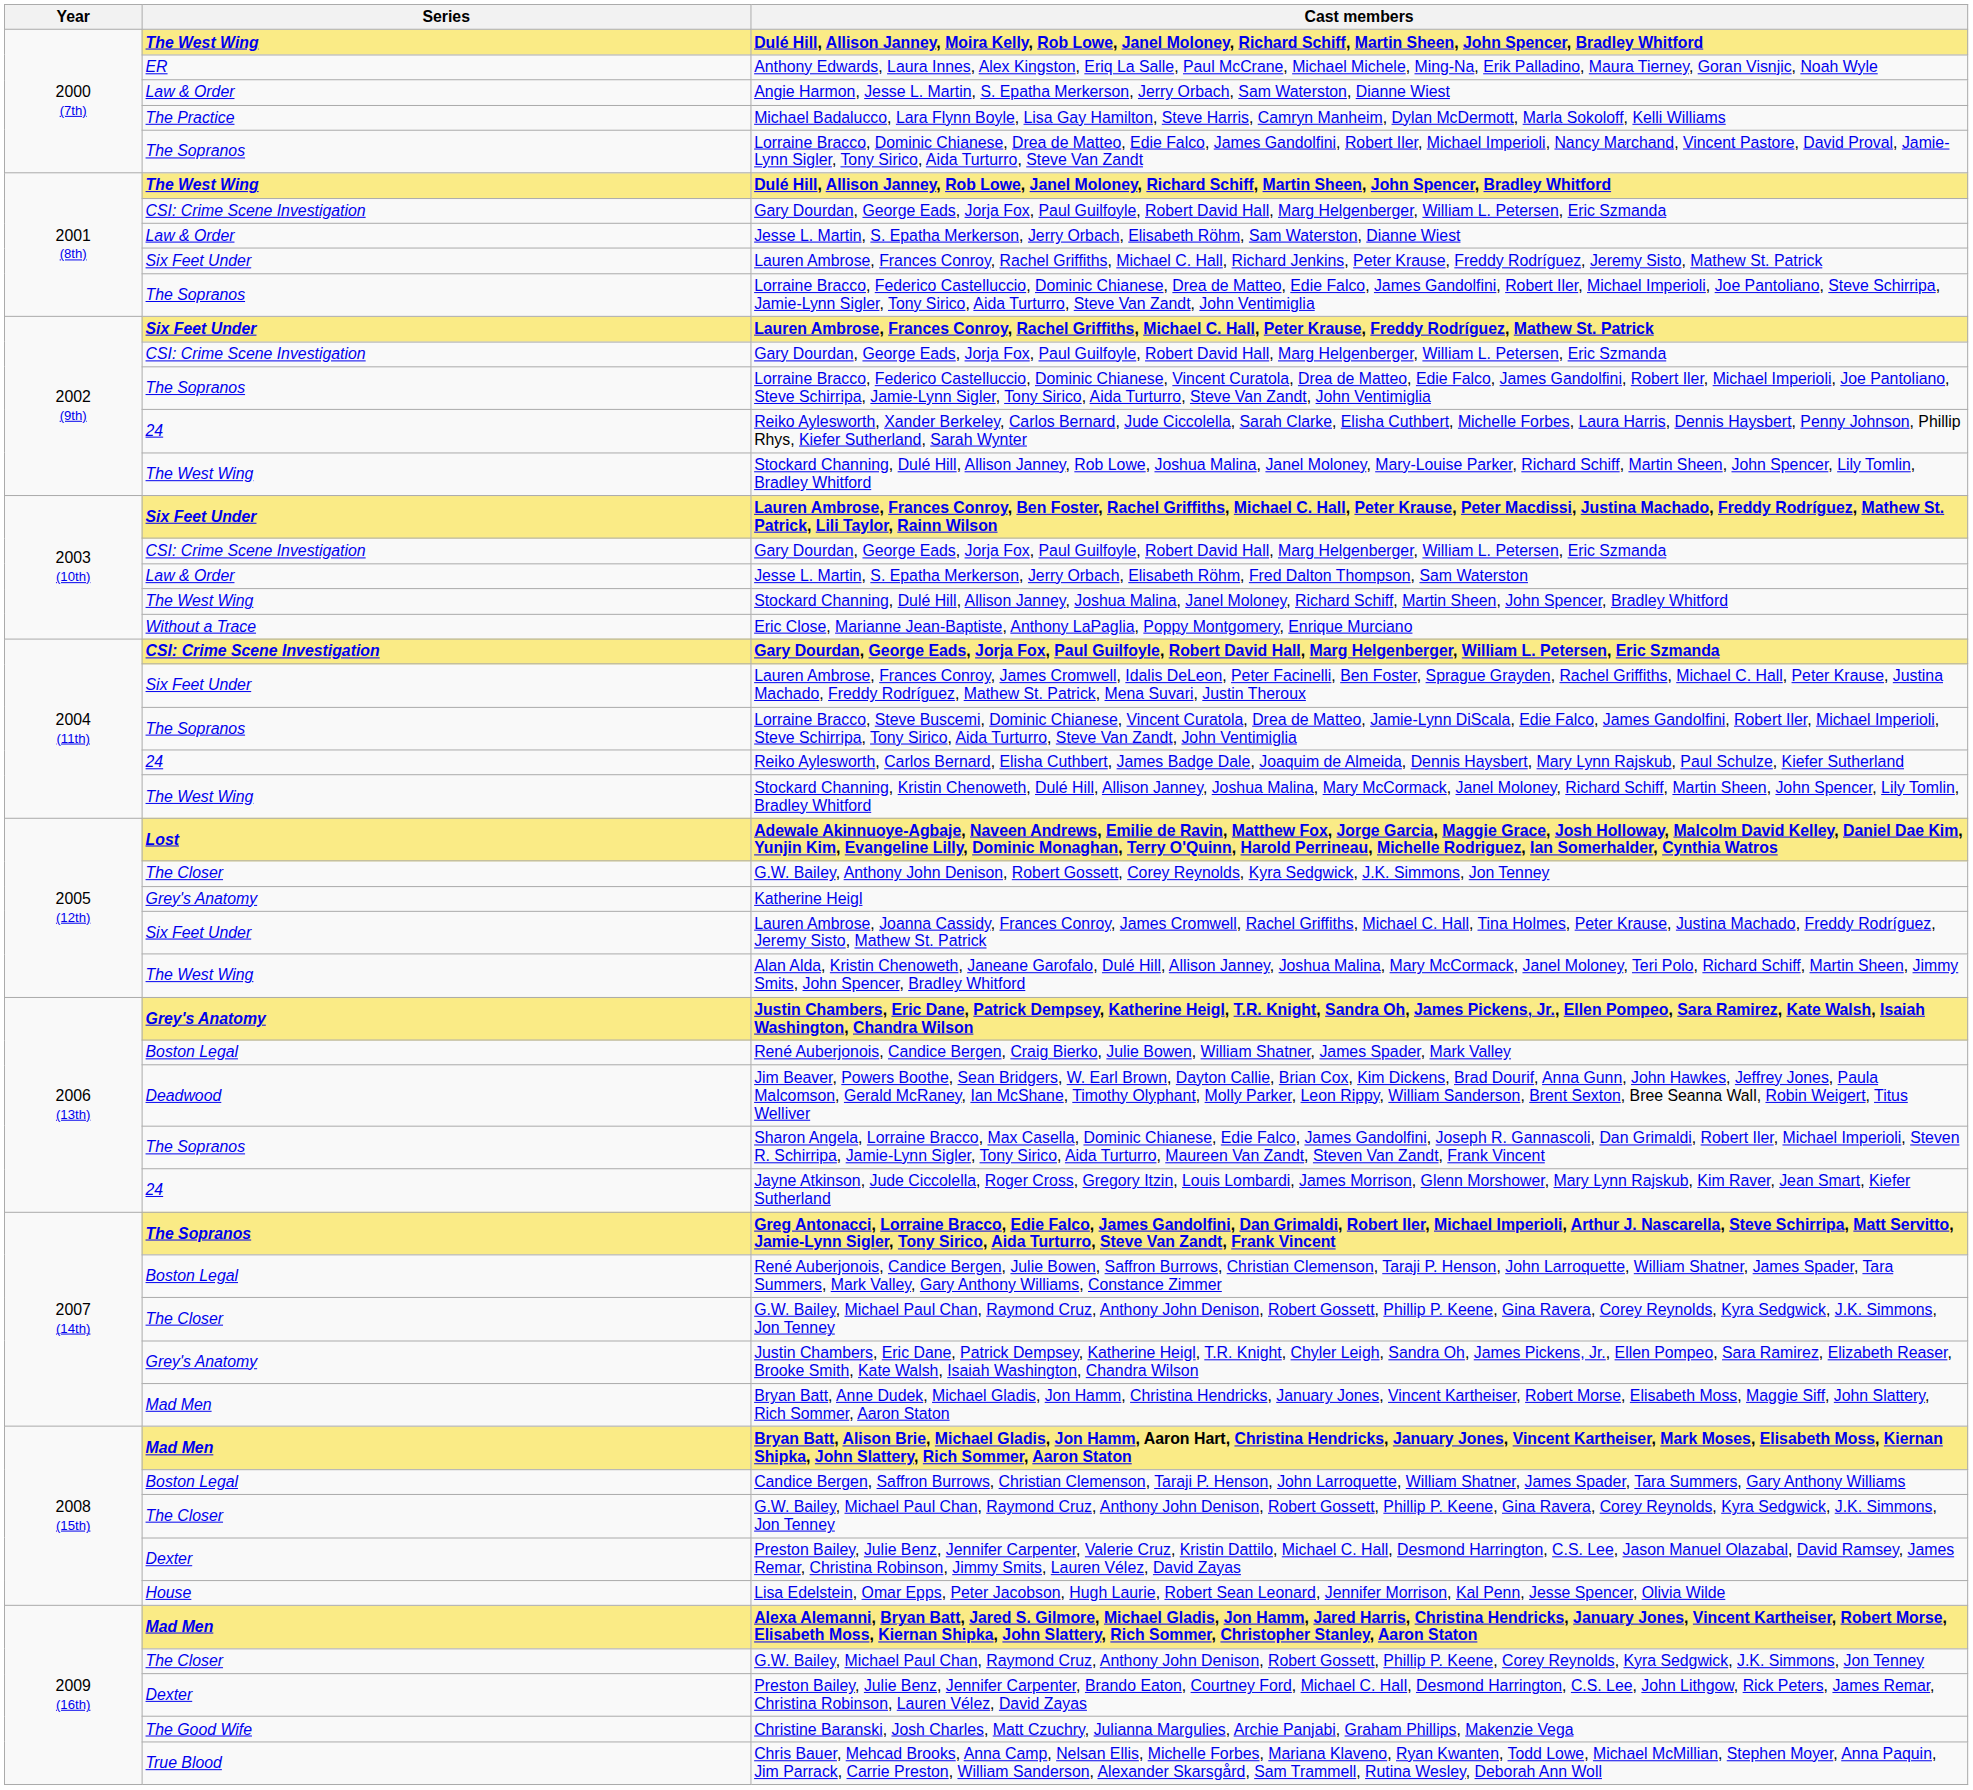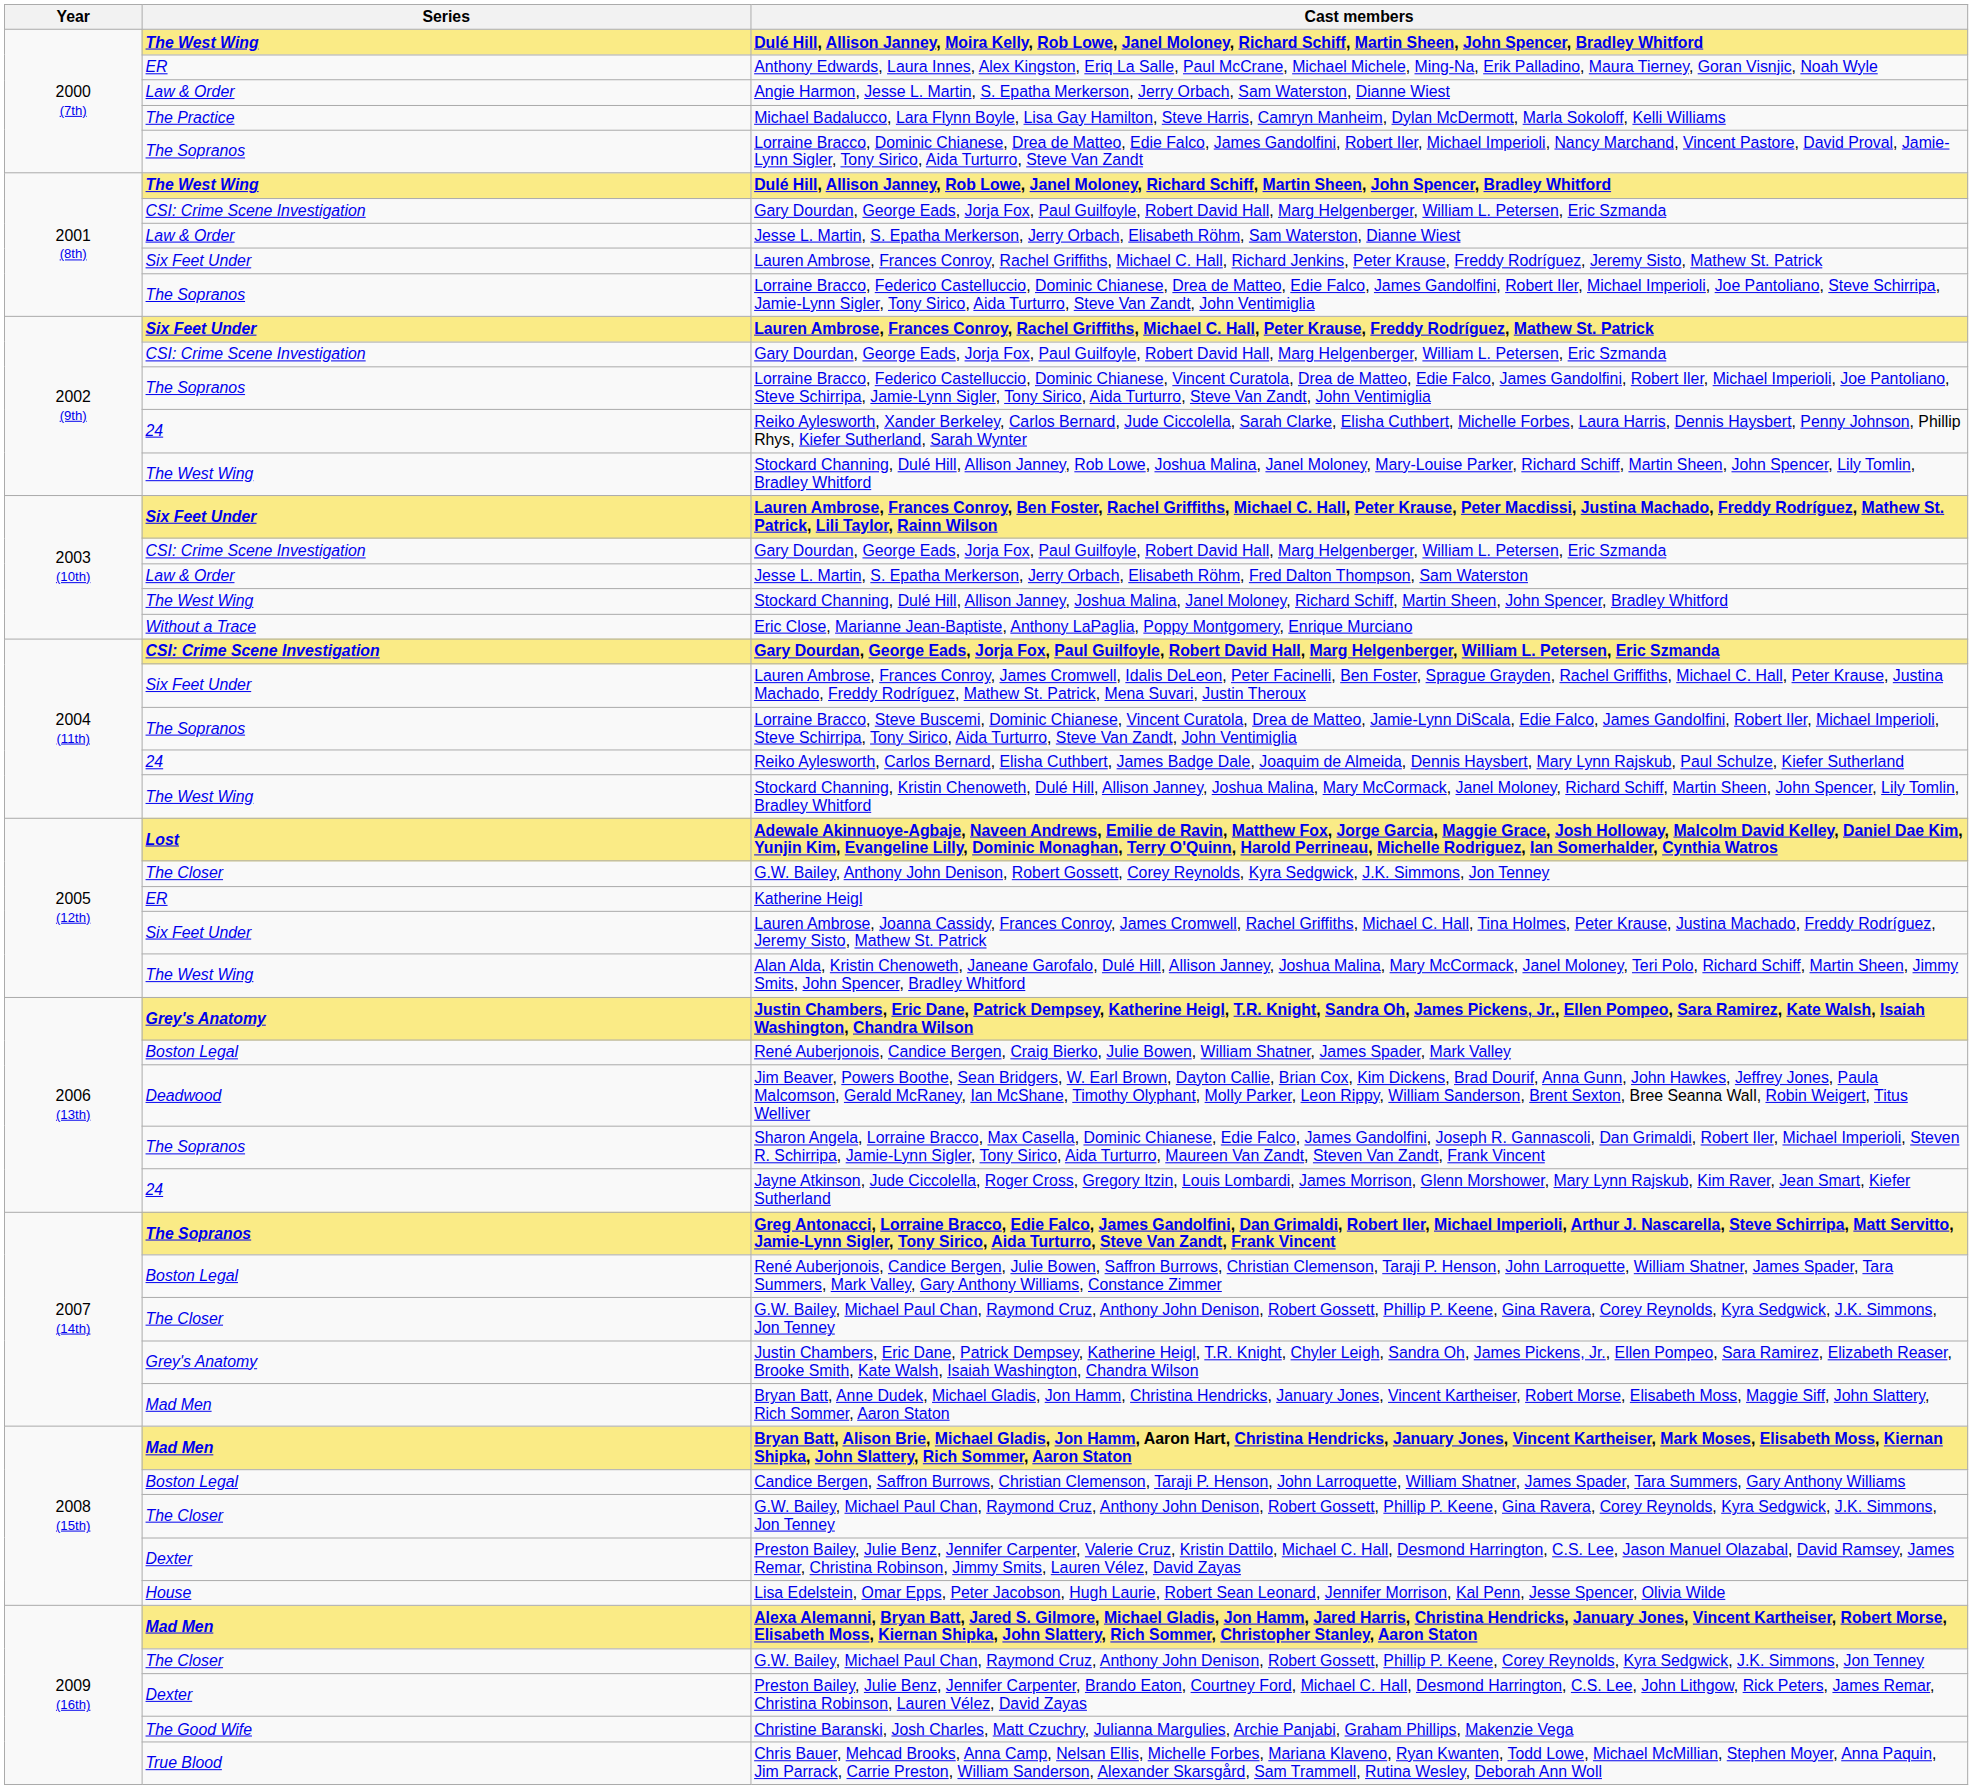(201, 898) Grey's Anatomy -> (157, 898) ER
